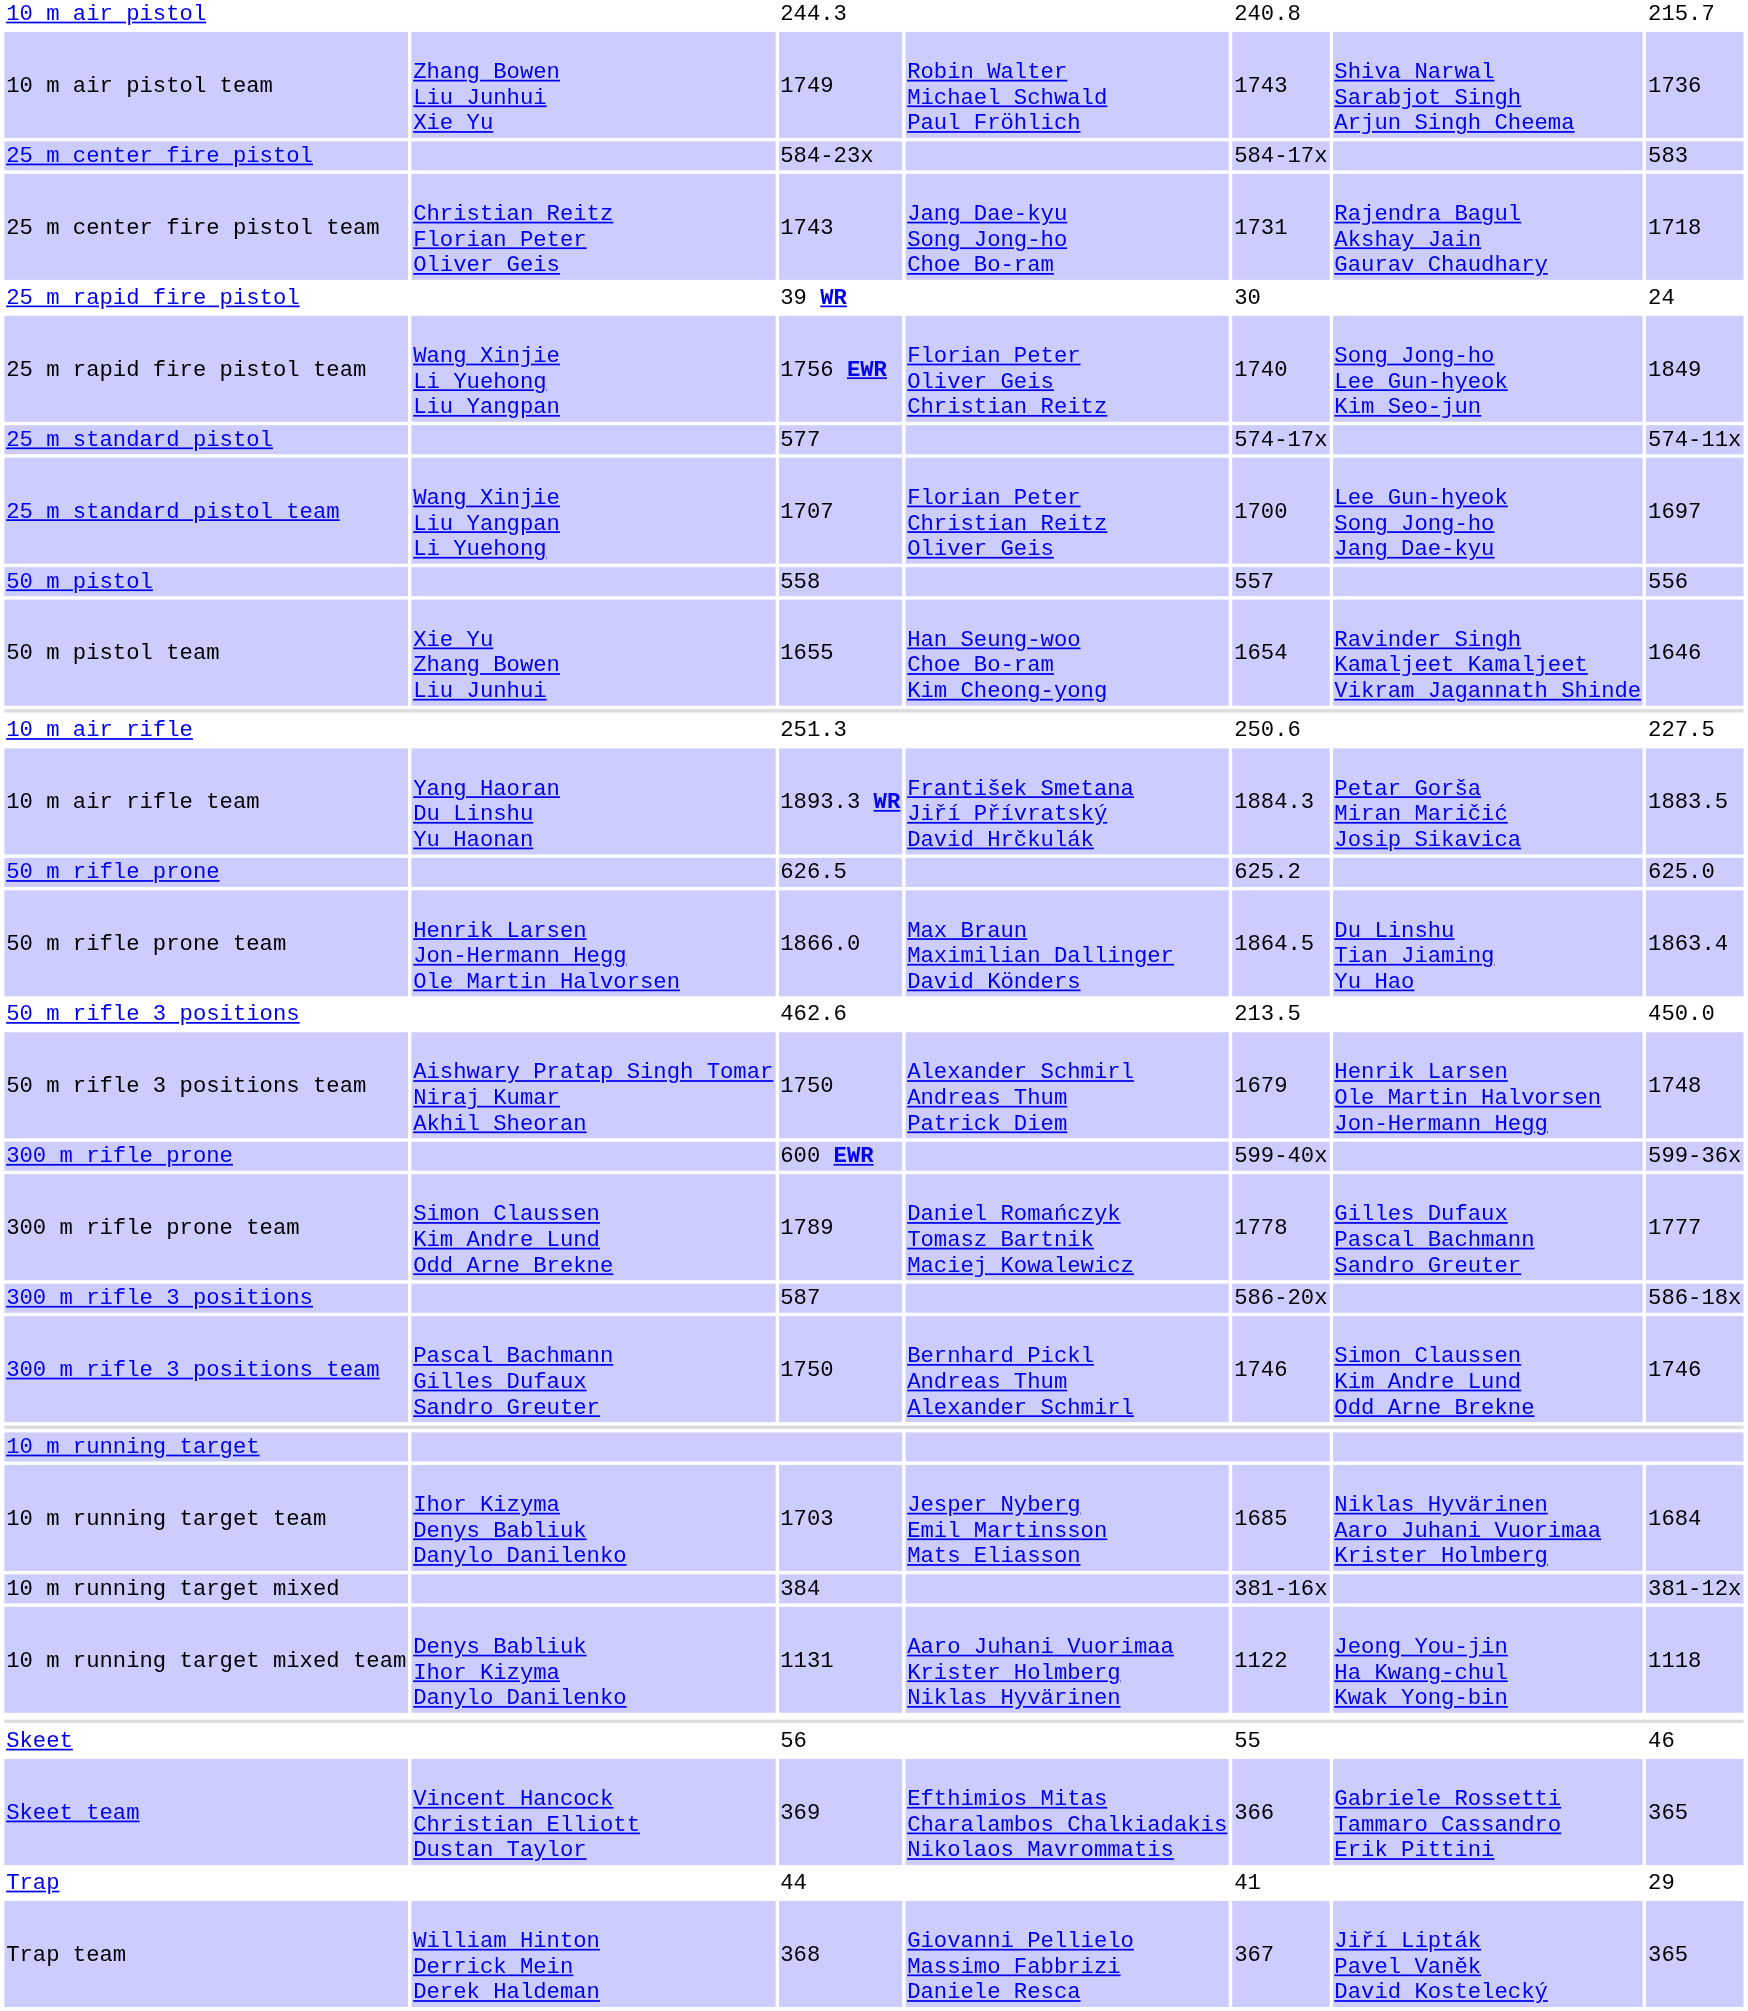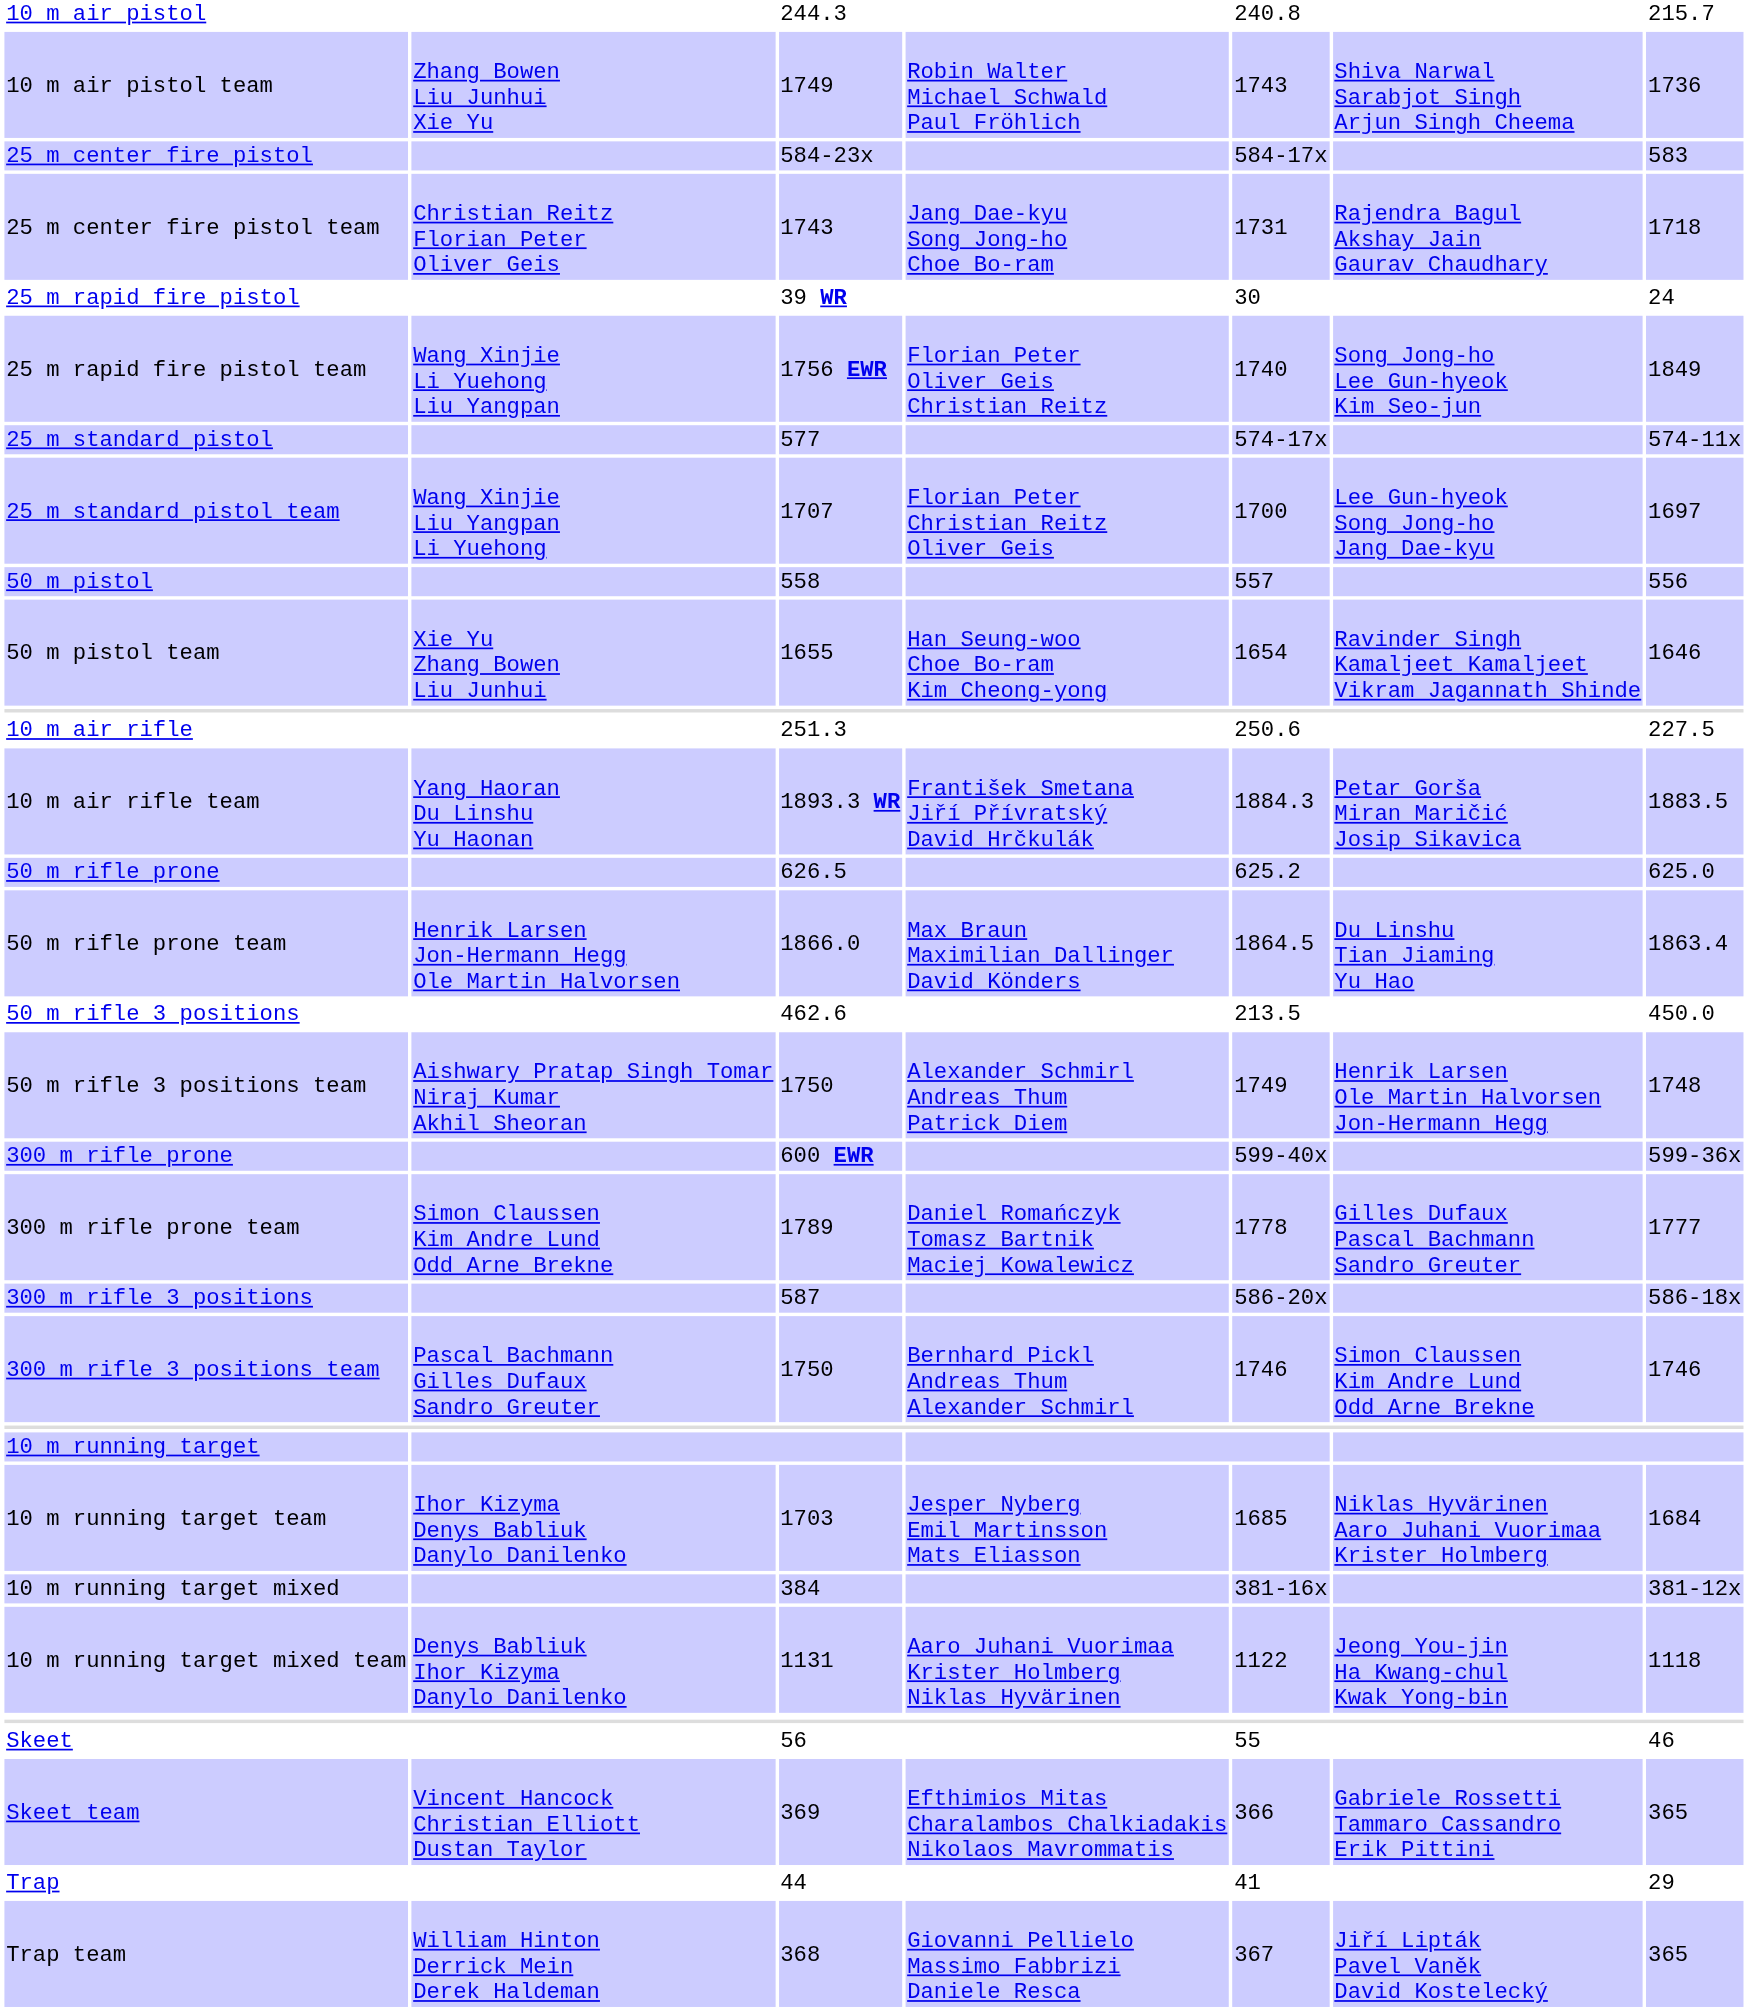(1261, 1085) 1679 -> (1261, 1085) 1749
